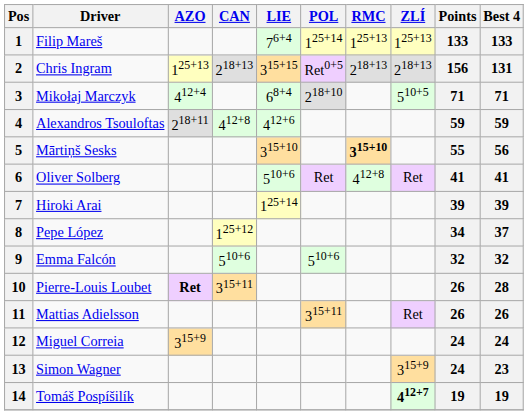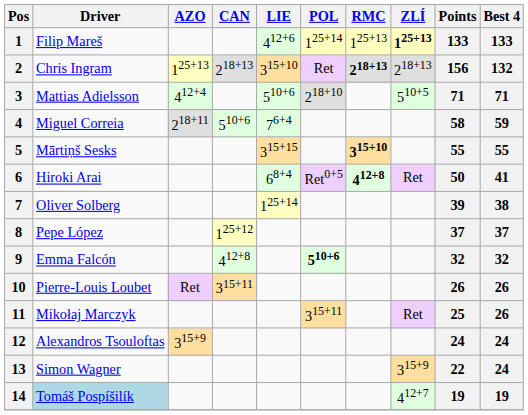(279, 41) 76+4 -> (279, 41) 412+6
(413, 41) normal -> (413, 41) bold
(279, 68) 315+15 -> (279, 68) 315+10
(324, 68) Ret0+5 -> (324, 68) Ret
(368, 68) normal -> (368, 68) bold
(502, 68) 131 -> (502, 68) 132
(86, 95) Mikołaj Marczyk -> (87, 95) Mattias Adielsson
(279, 95) 68+4 -> (279, 95) 510+6
(100, 123) Alexandros Tsouloftas -> (80, 123) Miguel Correia
(234, 123) 412+8 -> (234, 123) 510+6
(279, 123) 412+6 -> (279, 123) 76+4
(458, 123) 59 -> (458, 123) 58
(279, 150) 315+10 -> (279, 150) 315+15
(502, 150) 56 -> (502, 150) 55
(78, 177) Oliver Solberg -> (69, 177) Hiroki Arai
(279, 177) 510+6 -> (279, 177) 68+4
(324, 177) Ret -> (324, 177) Ret0+5
(368, 177) normal -> (368, 177) bold
(458, 177) 41 -> (458, 177) 50
(69, 204) Hiroki Arai -> (78, 204) Oliver Solberg
(502, 204) 39 -> (502, 204) 38
(458, 232) 34 -> (458, 232) 37
(234, 259) 510+6 -> (234, 259) 412+8
(324, 259) normal -> (324, 259) bold
(190, 286) bold -> (190, 286) normal
(502, 286) 28 -> (502, 286) 26
(87, 313) Mattias Adielsson -> (86, 313) Mikołaj Marczyk
(458, 313) 26 -> (458, 313) 25
(80, 341) Miguel Correia -> (100, 341) Alexandros Tsouloftas
(458, 368) 24 -> (458, 368) 22
(502, 368) 23 -> (502, 368) 24
(85, 395) no background -> (85, 395) lightblue background
(413, 395) bold -> (413, 395) normal
